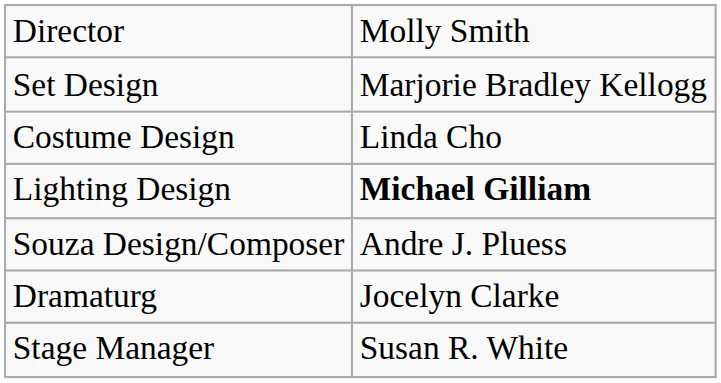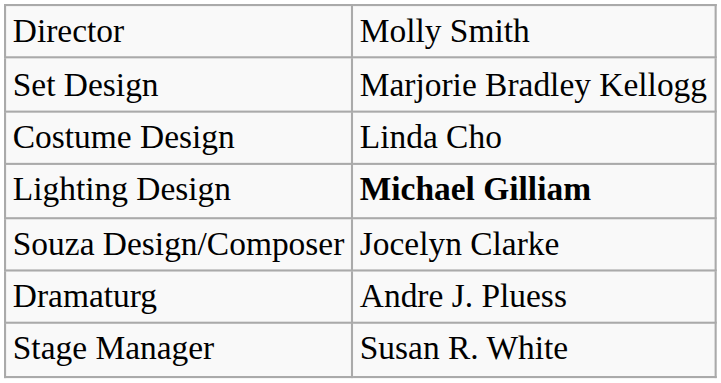(463, 243) Andre J. Pluess -> (460, 243) Jocelyn Clarke
(460, 296) Jocelyn Clarke -> (463, 296) Andre J. Pluess
